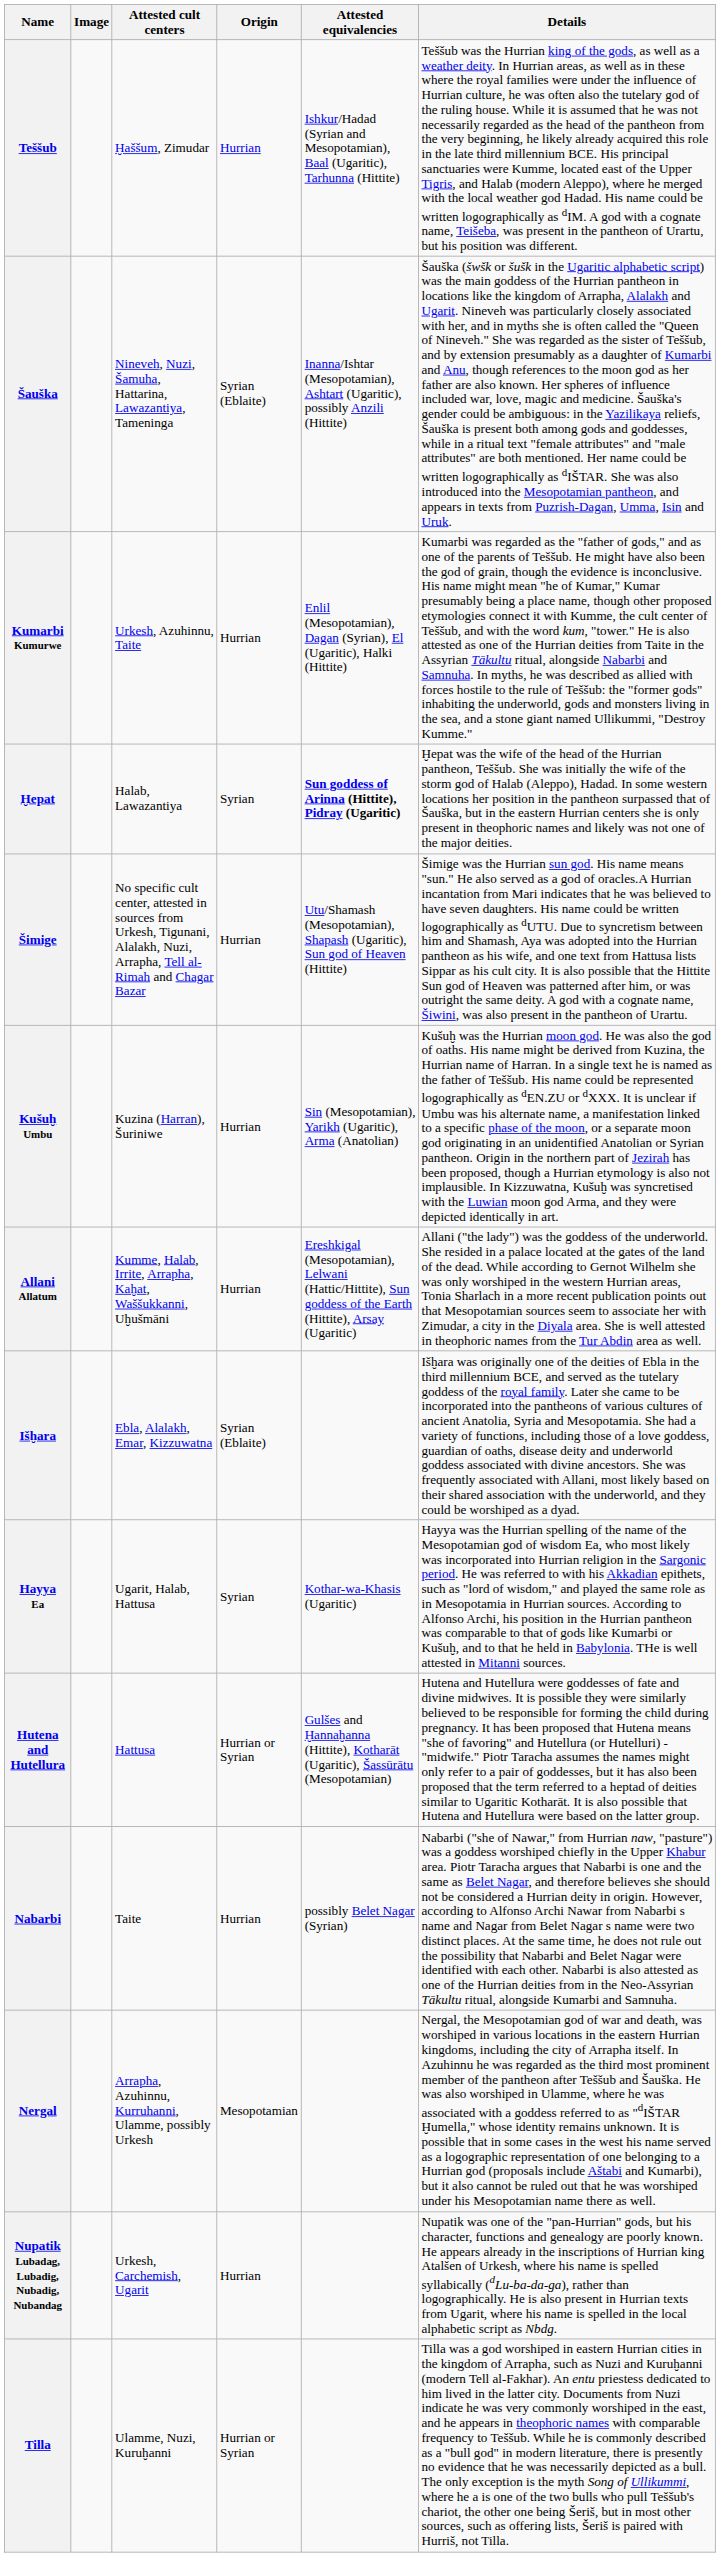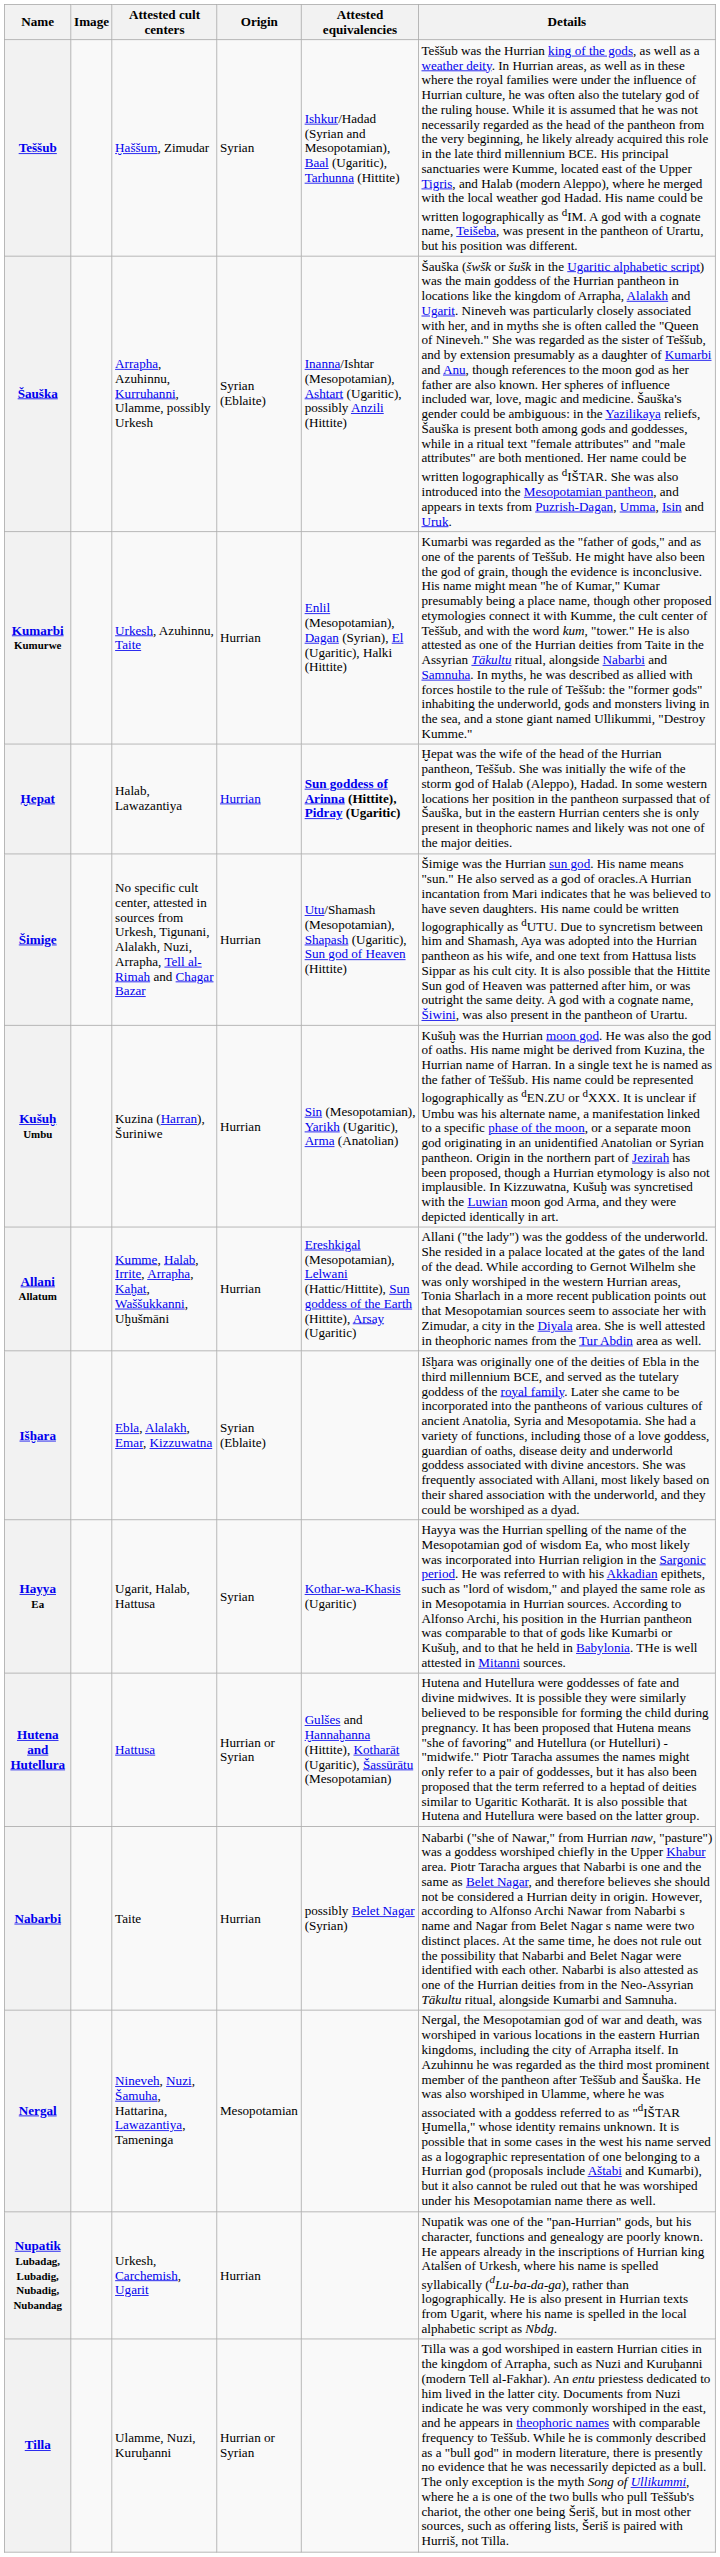(240, 148) Hurrian -> (237, 148) Syrian
(155, 393) Nineveh, Nuzi, Šamuha, Hattarina, Lawazantiya, Tameninga -> (163, 393) Arrapha, Azuhinnu, Kurruhanni, Ulamme, possibly Urkesh
(237, 798) Syrian -> (240, 798) Hurrian
(163, 2110) Arrapha, Azuhinnu, Kurruhanni, Ulamme, possibly Urkesh -> (155, 2110) Nineveh, Nuzi, Šamuha, Hattarina, Lawazantiya, Tameninga
